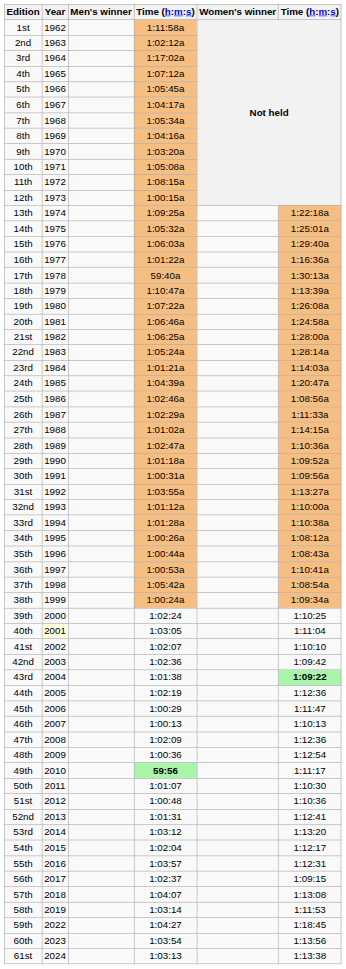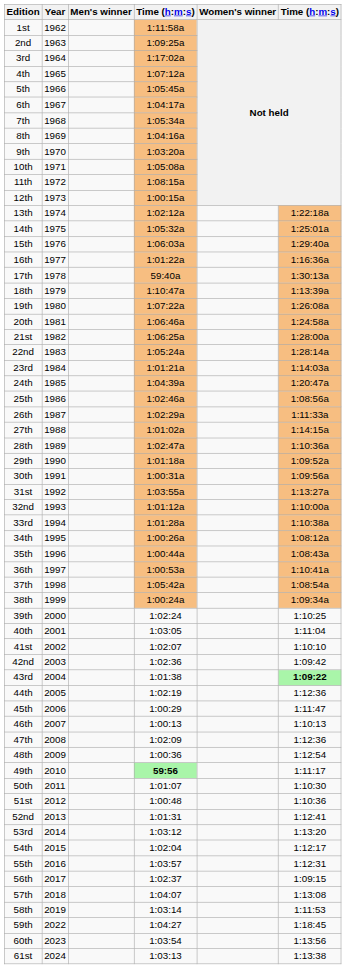(165, 43) 1:02:12a -> (165, 43) 1:09:25a
(165, 213) 1:09:25a -> (165, 213) 1:02:12a
(55, 631) lightyellow background -> (55, 631) no background
